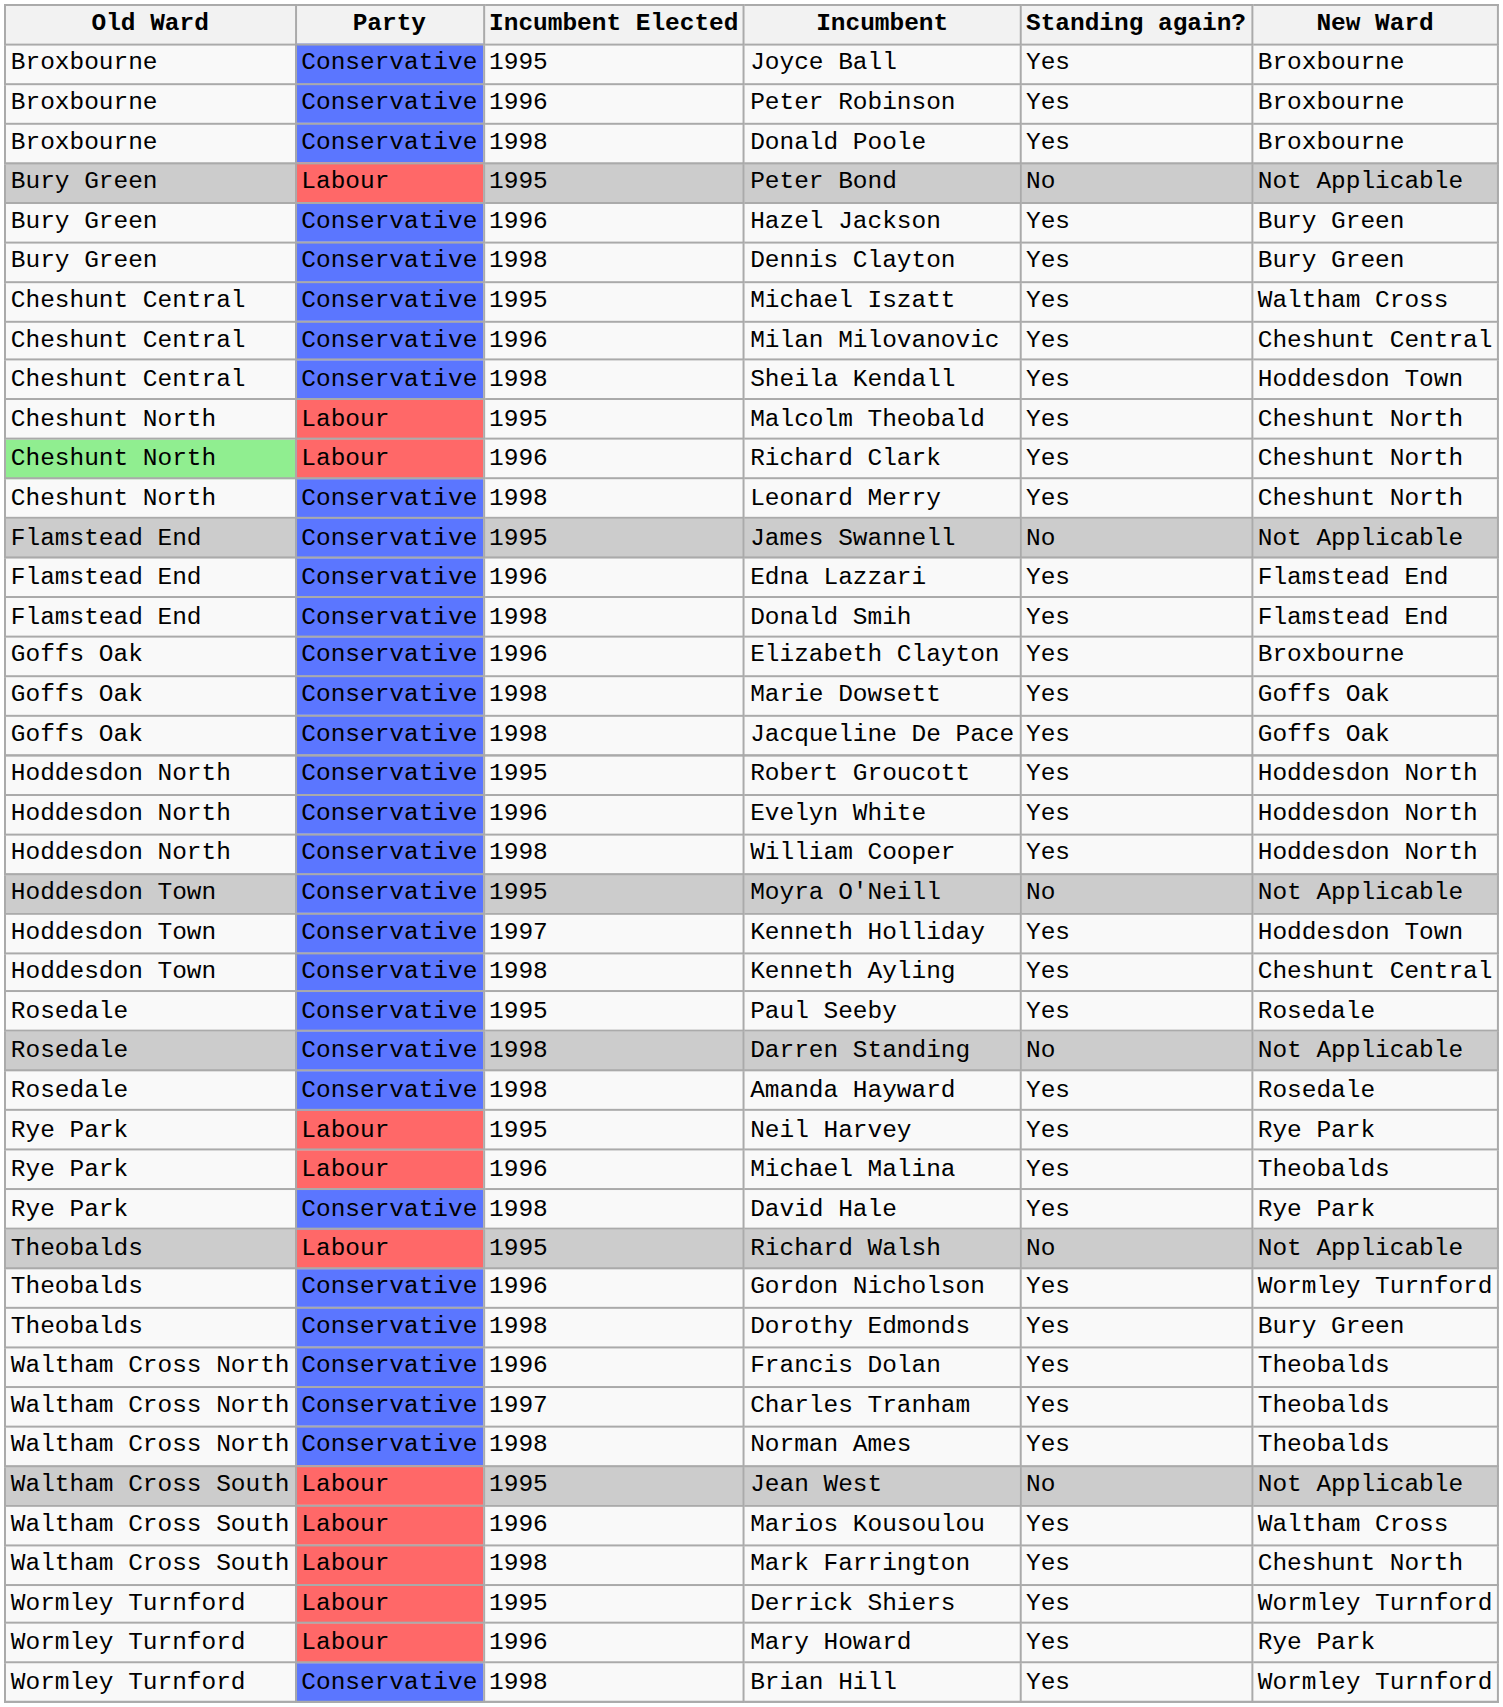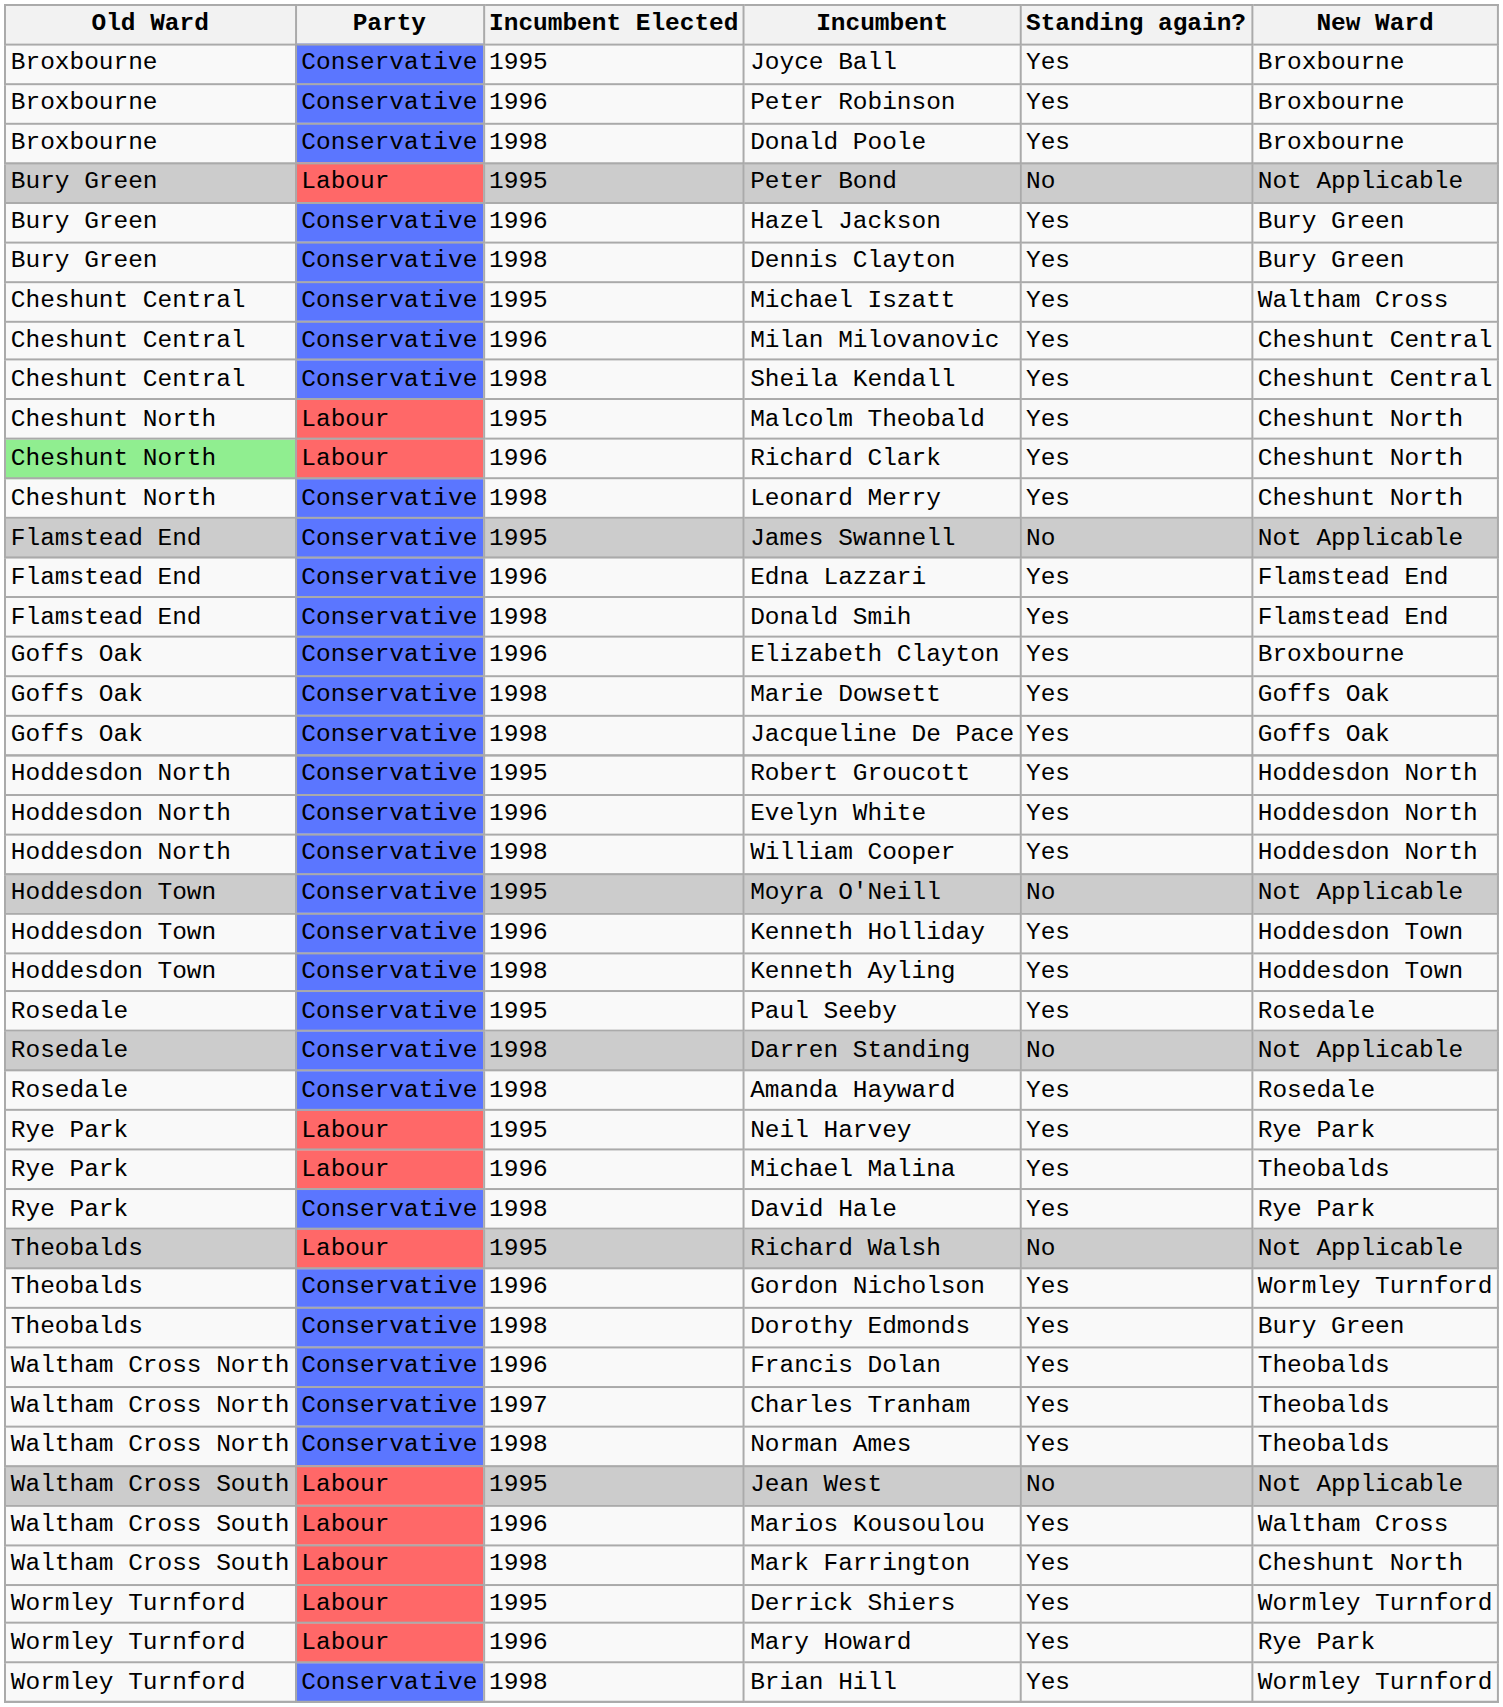(1360, 380) Hoddesdon Town -> (1375, 380) Cheshunt Central
(518, 933) 1997 -> (518, 933) 1996
(1375, 973) Cheshunt Central -> (1360, 973) Hoddesdon Town
